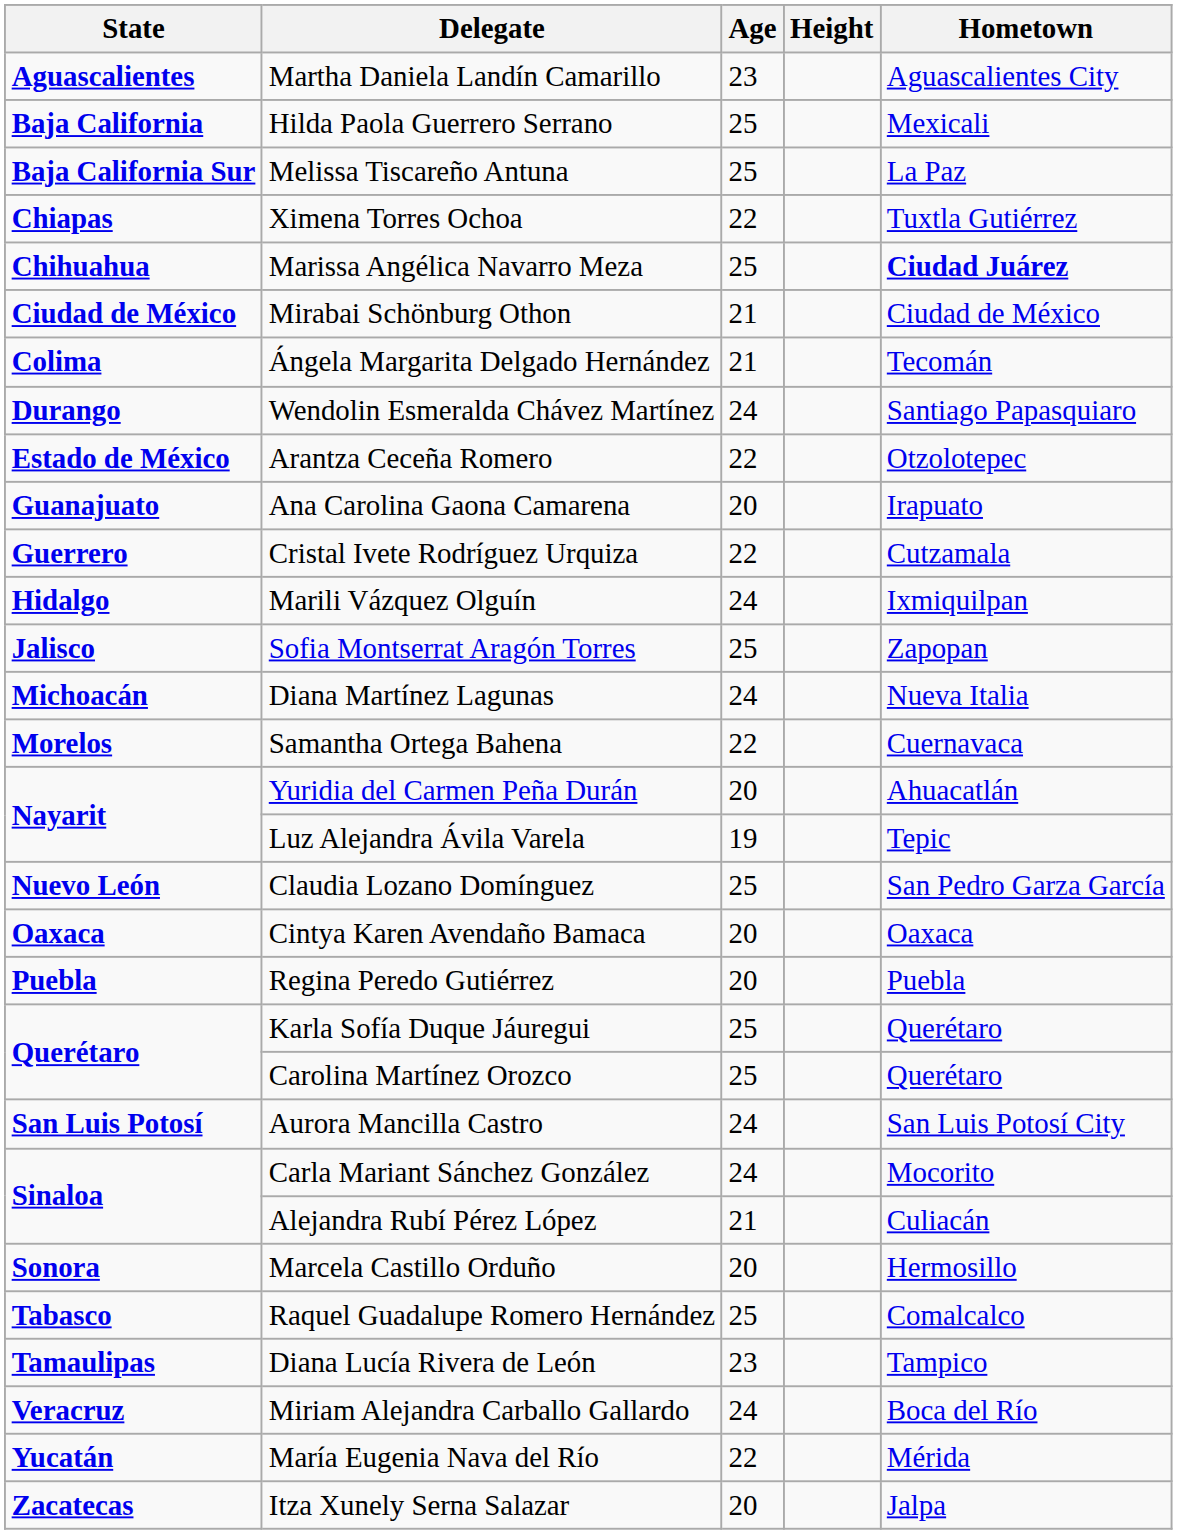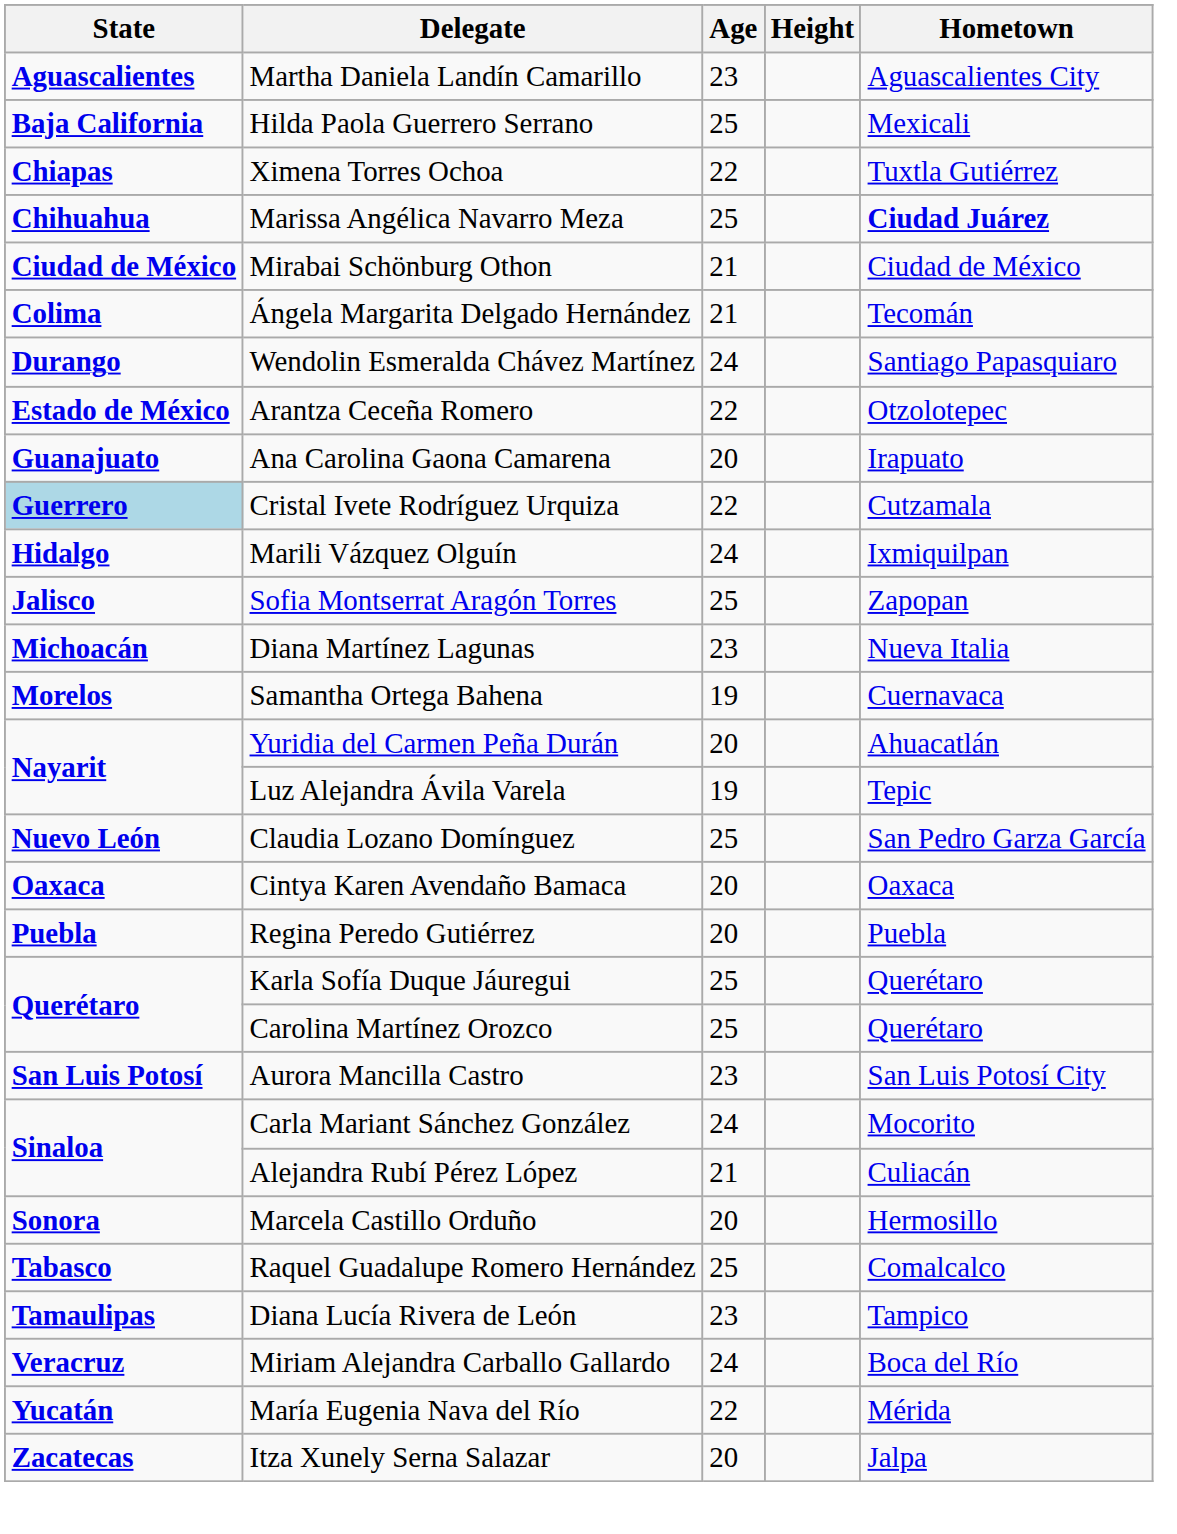- row: (419, 171)
(70, 552) no background -> (70, 504) lightblue background
(743, 695) 24 -> (724, 647) 23
(743, 742) 22 -> (724, 695) 19
(743, 1123) 24 -> (724, 1076) 23
